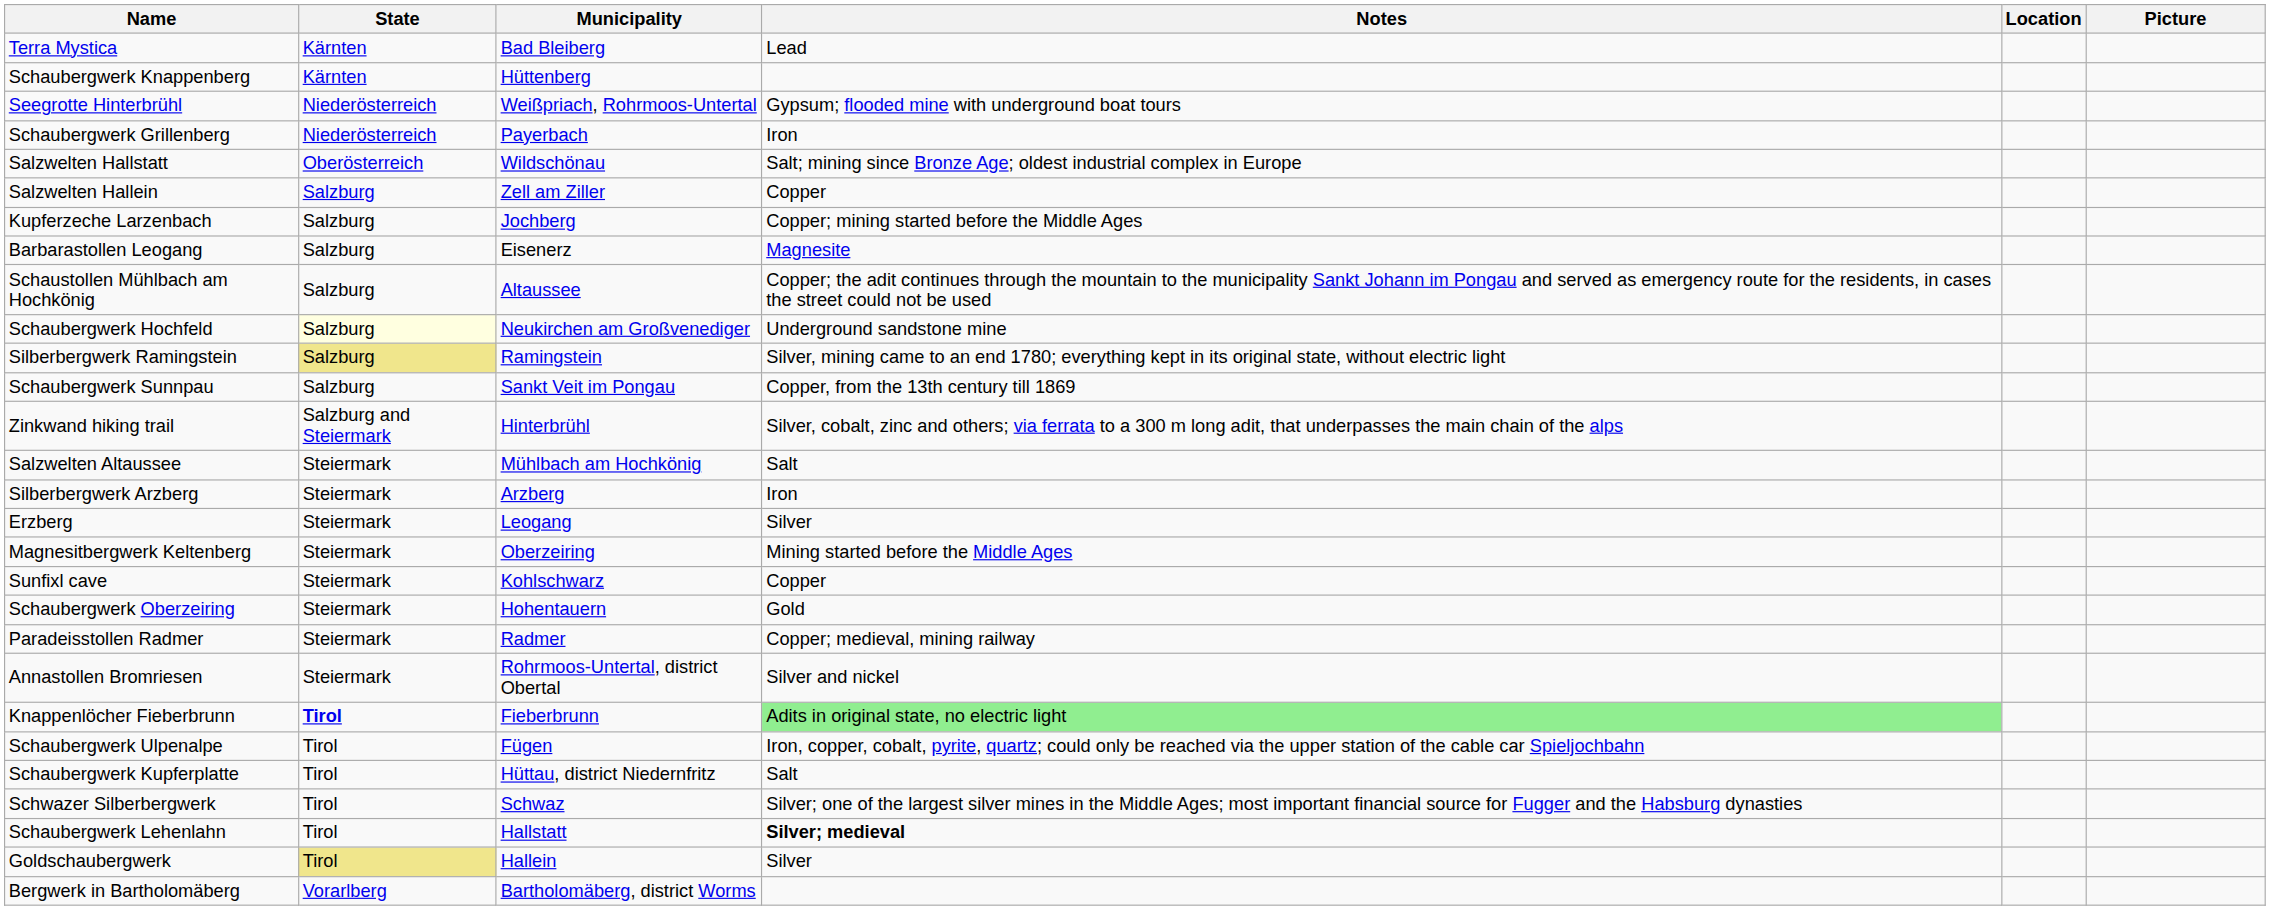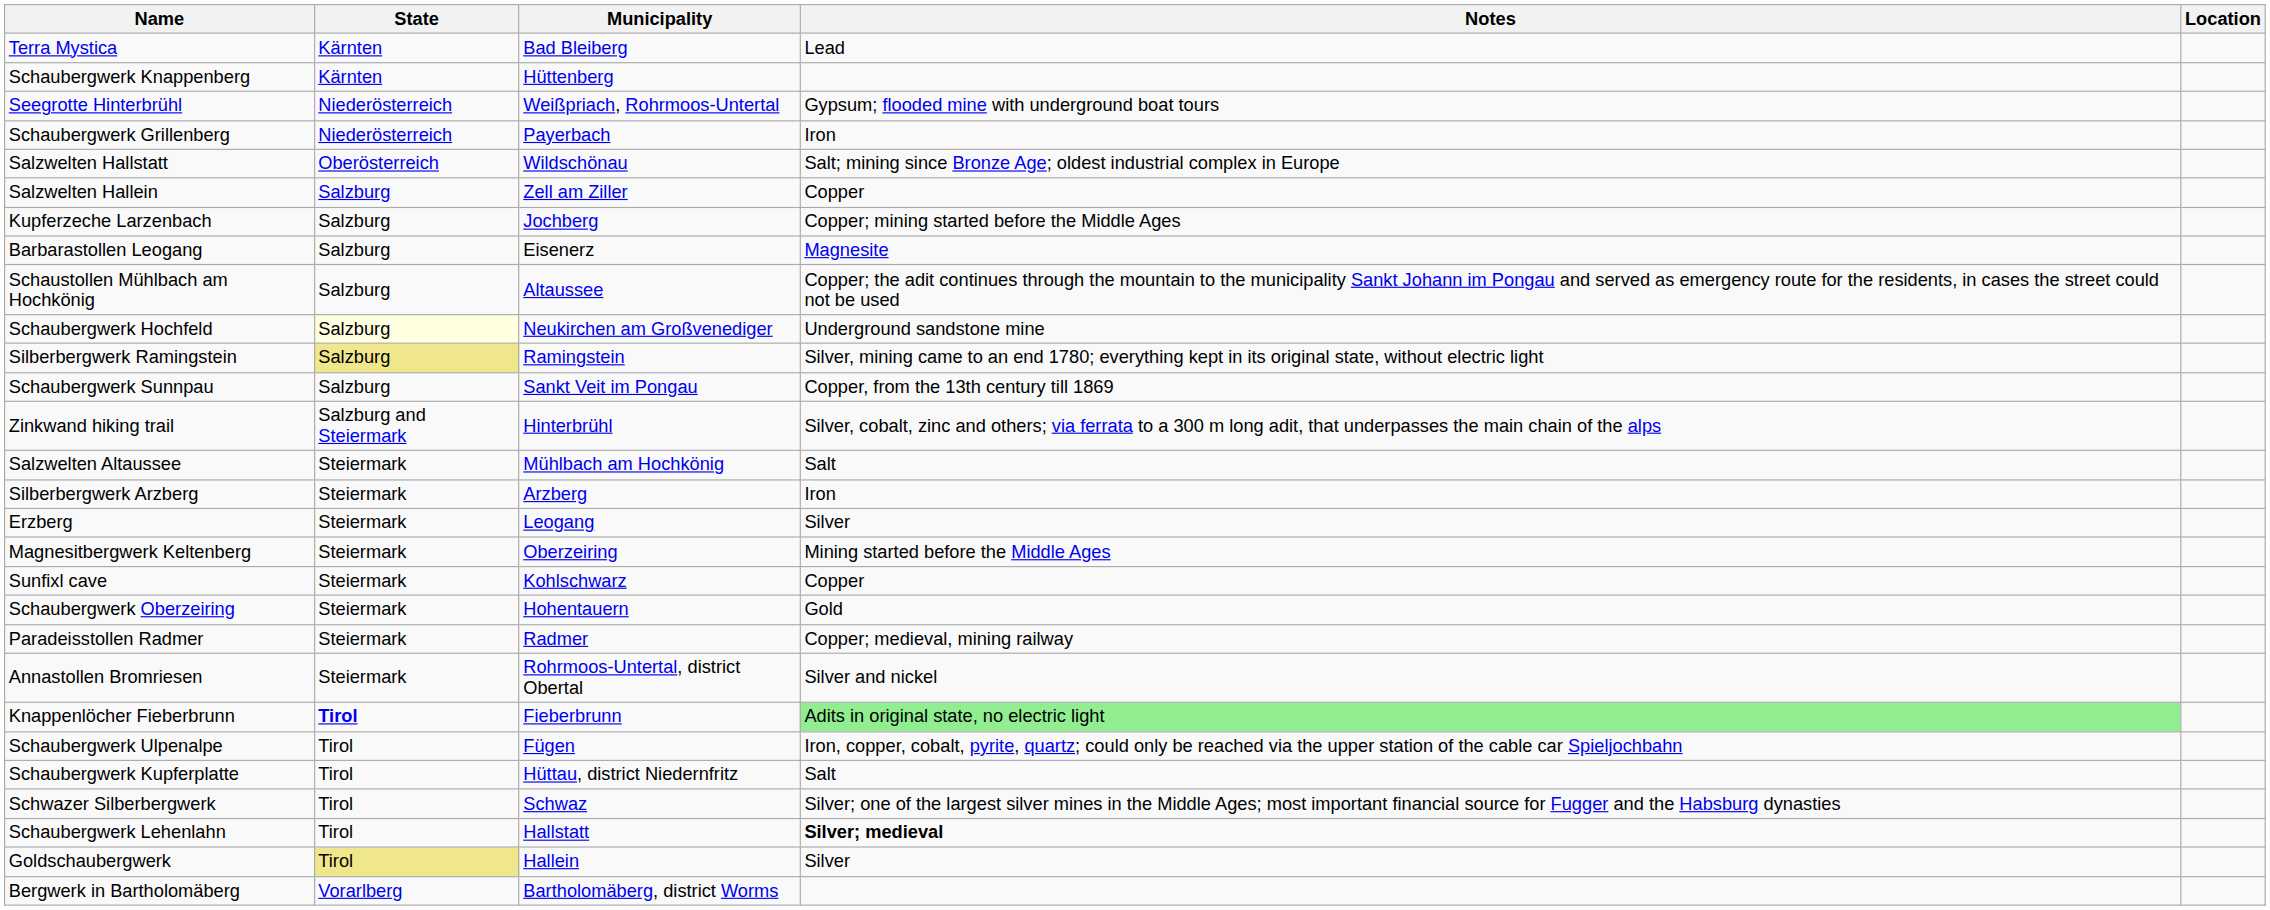- column: (2175, 18)
